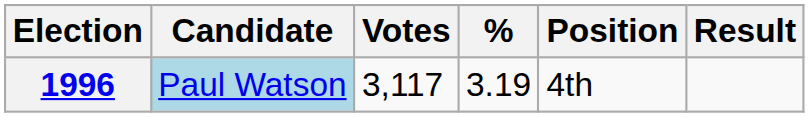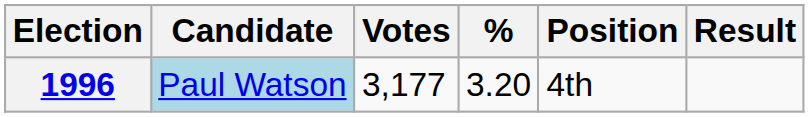(403, 84) 3,117 -> (404, 84) 3,177
(499, 84) 3.19 -> (499, 84) 3.20
